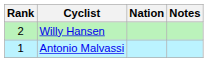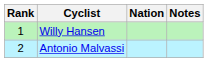(21, 31) 2 -> (21, 31) 1
(21, 48) 1 -> (21, 48) 2
